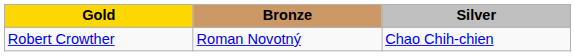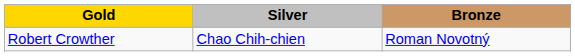columns swapped: (476, 16) <-> (288, 16)
